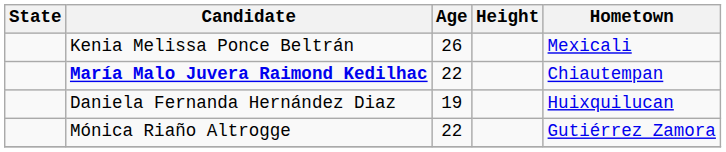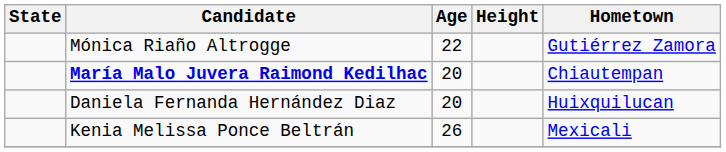rows swapped: (212, 48) <-> (180, 132)
(452, 76) 22 -> (452, 76) 20
(452, 104) 19 -> (452, 104) 20
